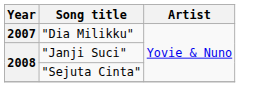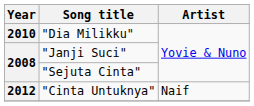(22, 33) 2007 -> (22, 33) 2010
+ row: (98, 91)
